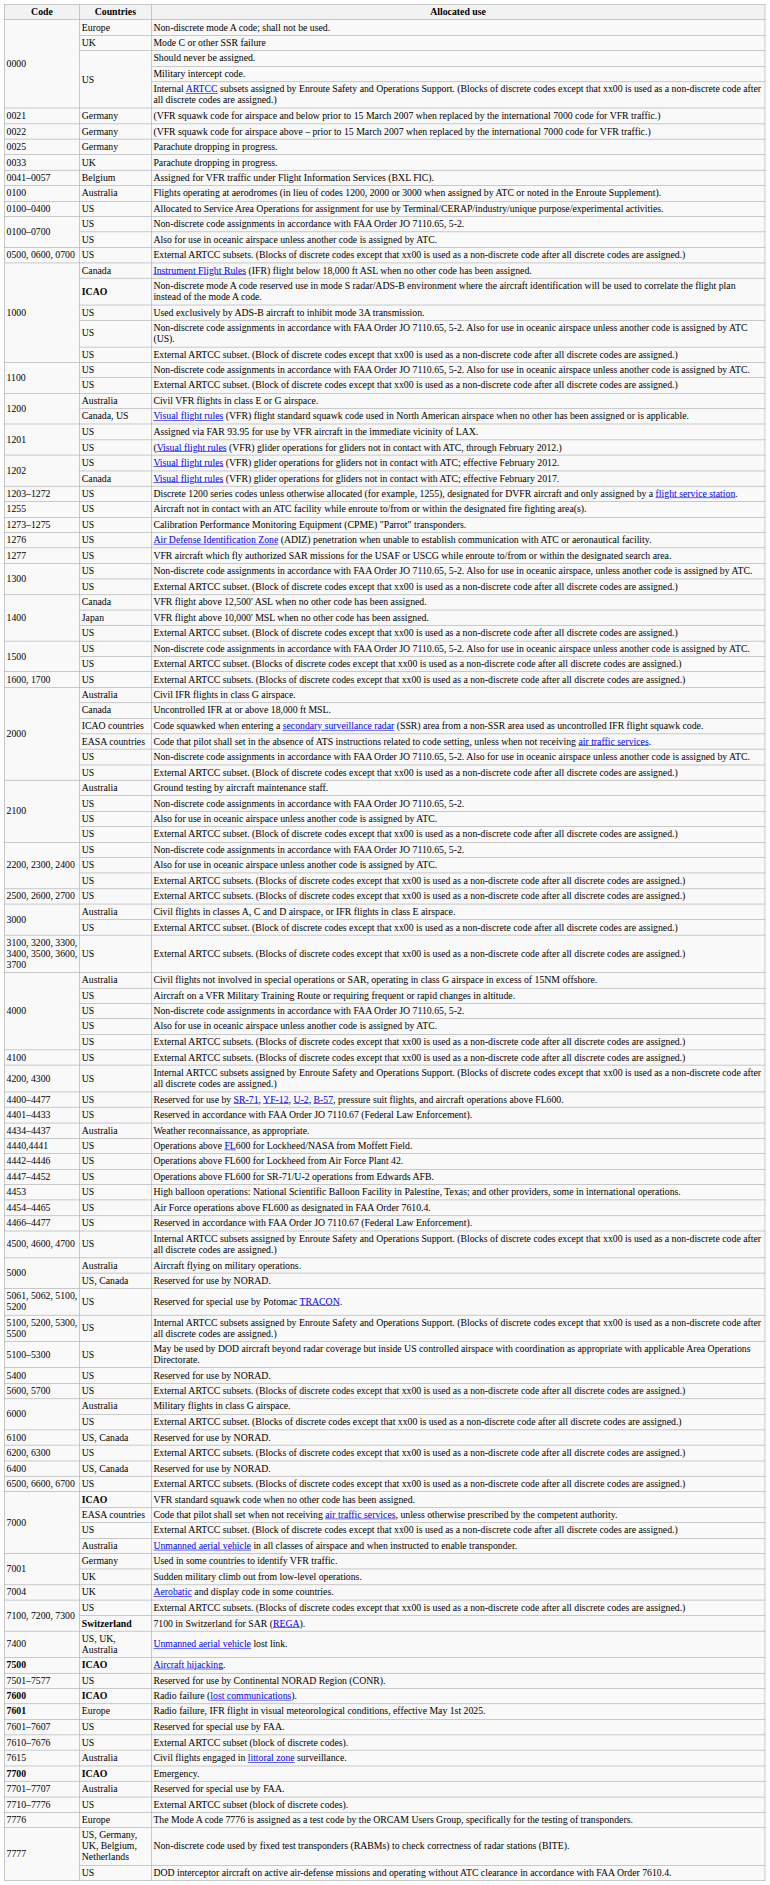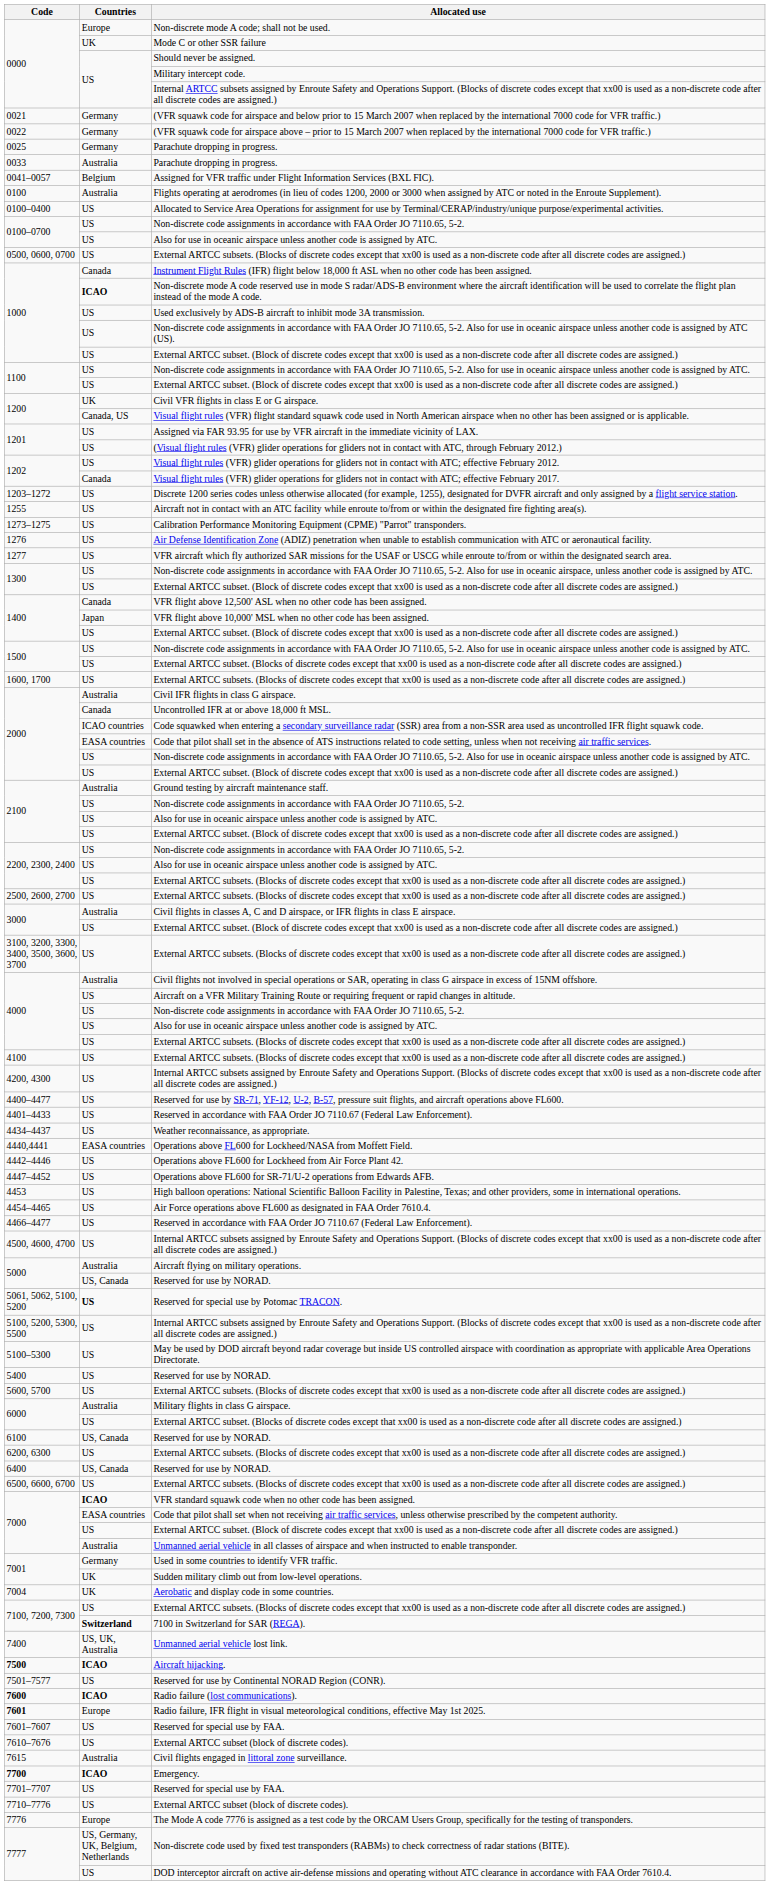(89, 162) UK -> (100, 162) Australia
(100, 401) Australia -> (89, 401) UK
(100, 1130) Australia -> (88, 1130) US
(88, 1146) US -> (113, 1146) EASA countries
(88, 1301) normal -> (88, 1301) bold
(100, 1789) Australia -> (88, 1789) US
